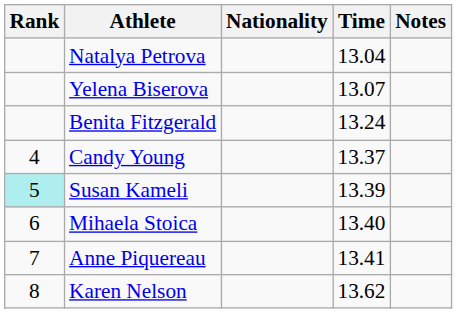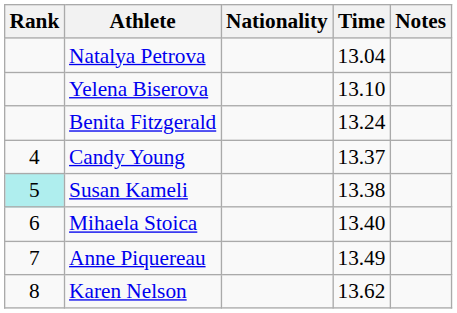(361, 88) 13.07 -> (361, 88) 13.10
(361, 190) 13.39 -> (361, 190) 13.38
(361, 257) 13.41 -> (361, 257) 13.49
